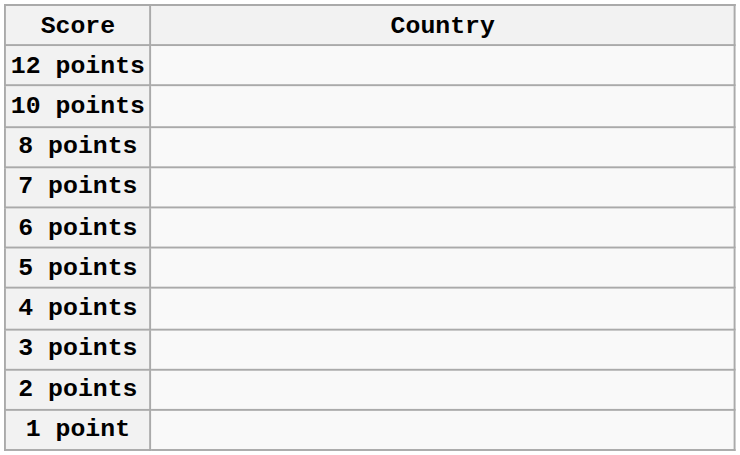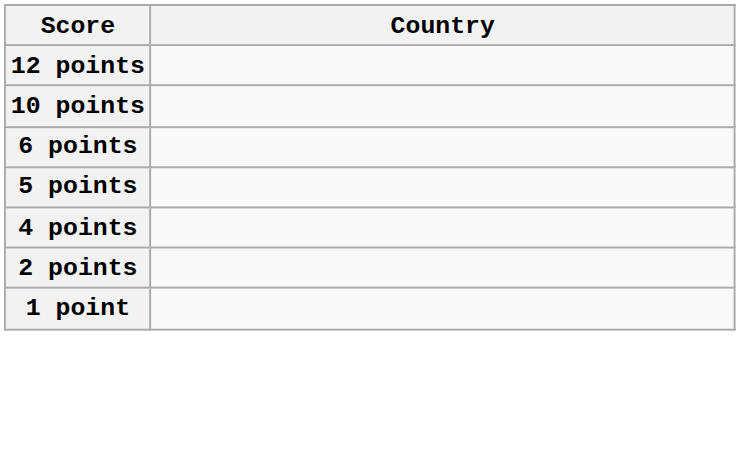- row: (78, 147)
- row: (78, 187)
- row: (78, 349)
